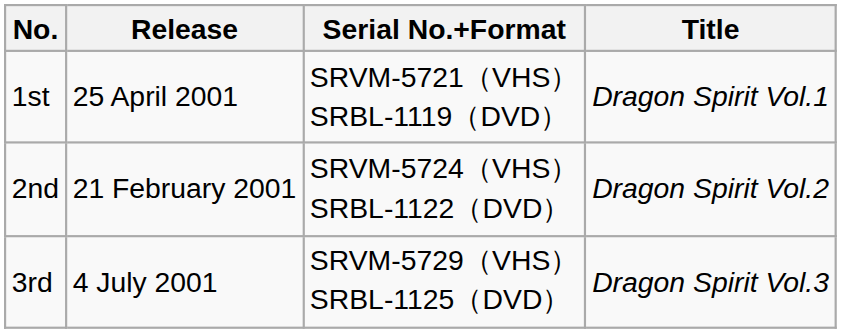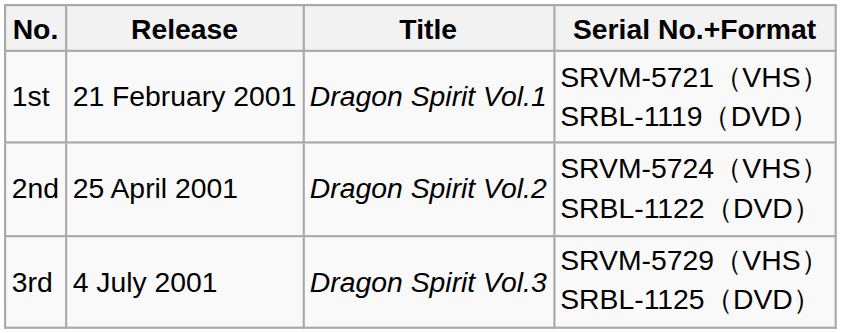columns swapped: (711, 28) <-> (444, 28)
(155, 97) 25 April 2001 -> (184, 97) 21 February 2001
(184, 189) 21 February 2001 -> (155, 189) 25 April 2001
